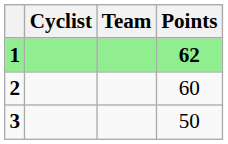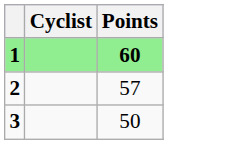- column: (127, 21)
(189, 54) 62 -> (130, 54) 60
(189, 88) 60 -> (130, 88) 57
